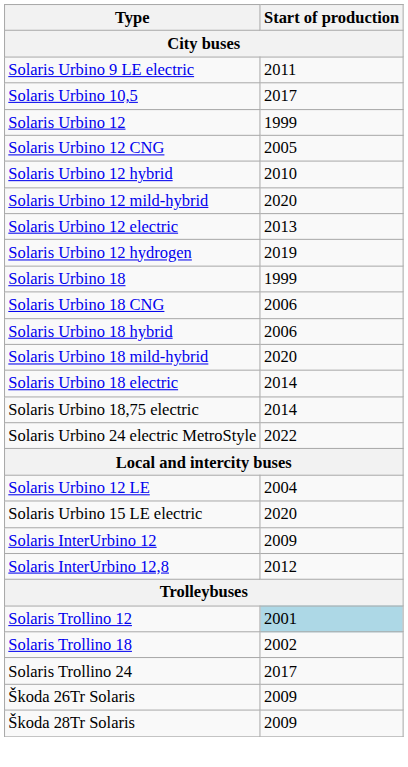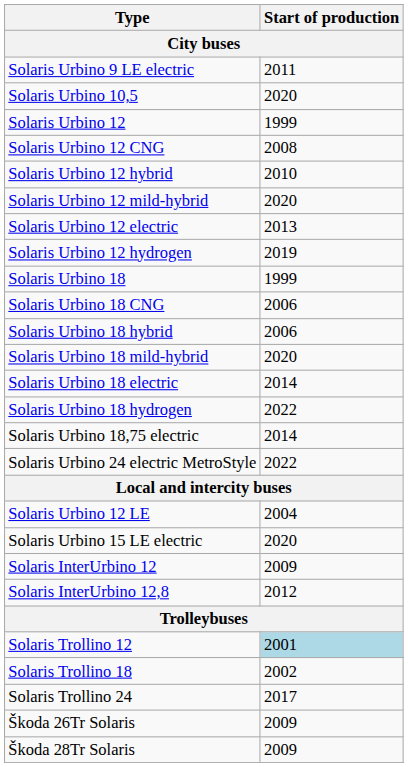(280, 95) 2017 -> (280, 95) 2020
(280, 148) 2005 -> (280, 148) 2008
+ row: (100, 409)
